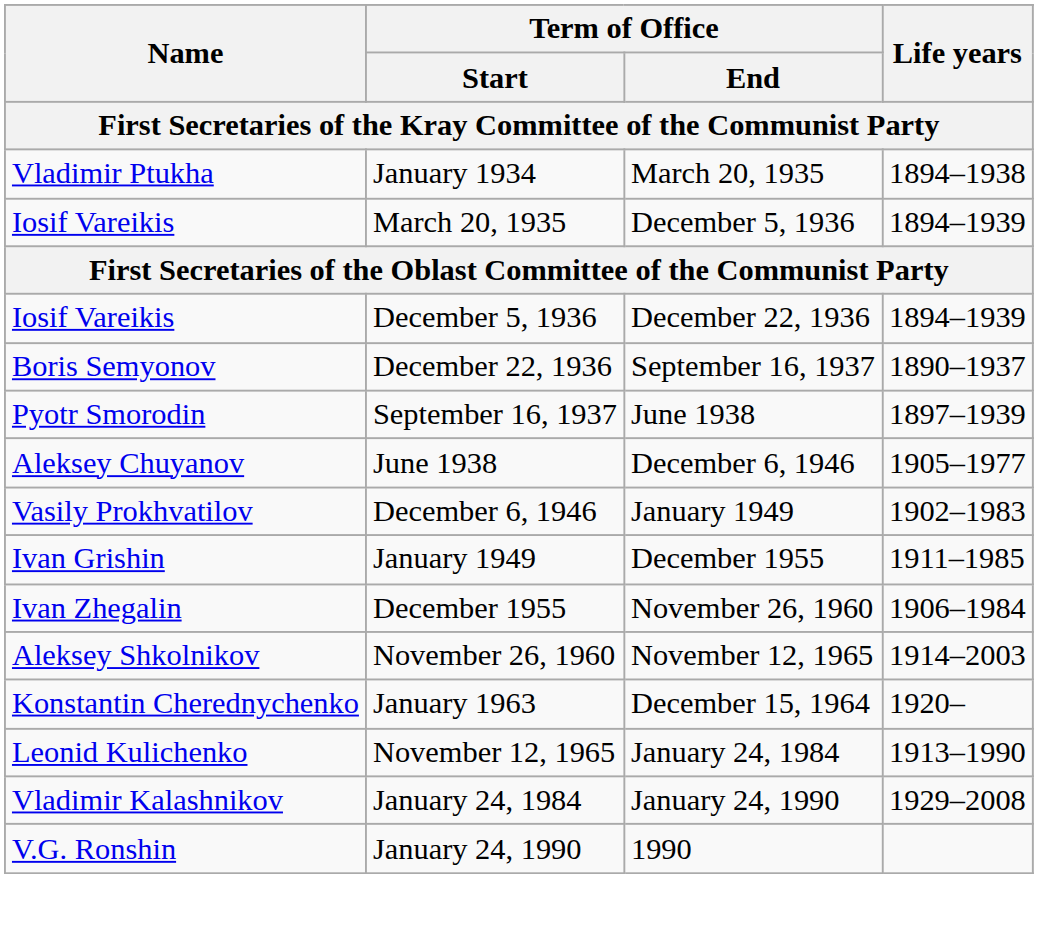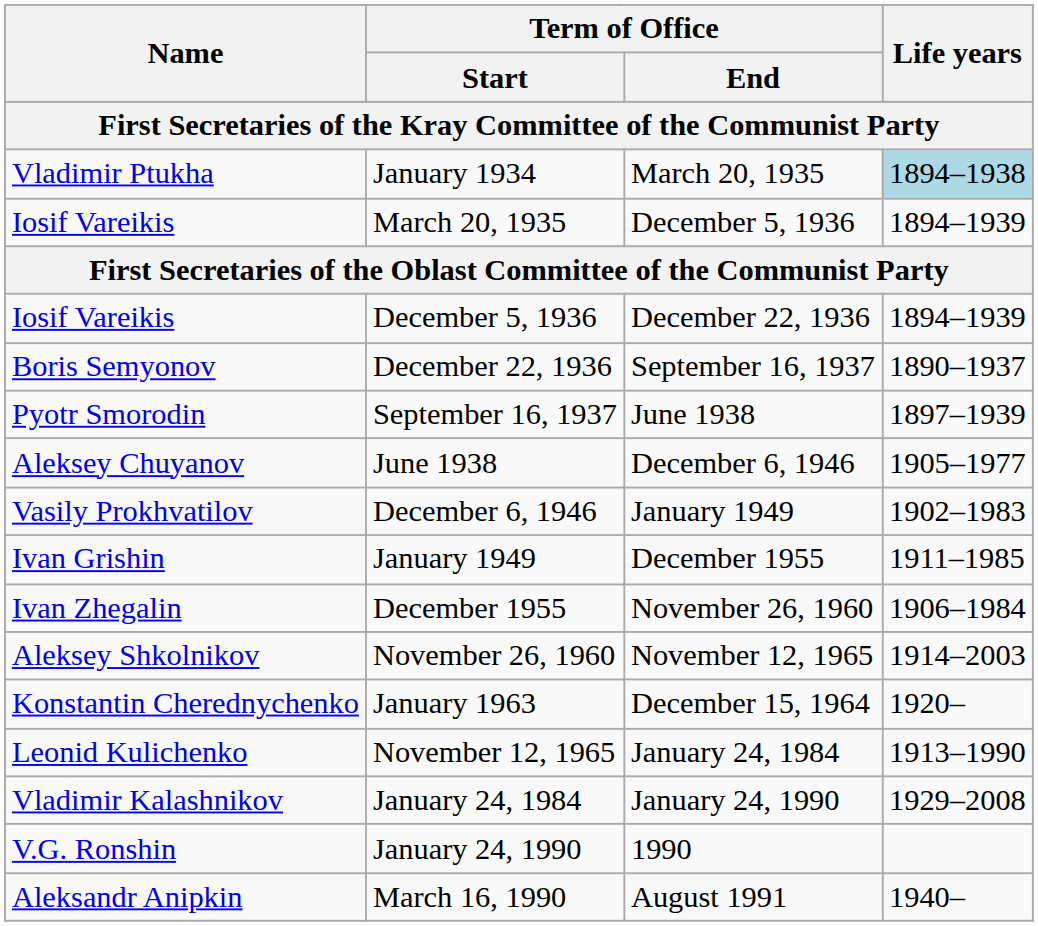(957, 173) no background -> (957, 173) lightblue background
+ row: (470, 896)
